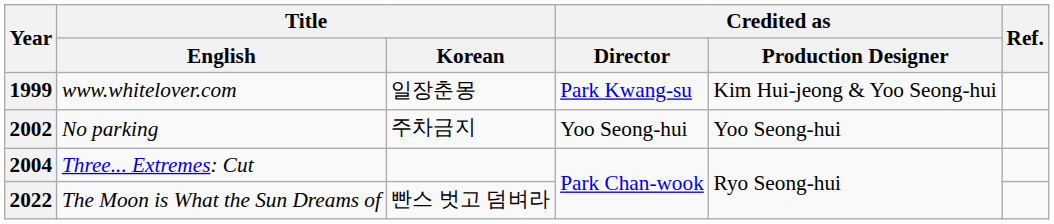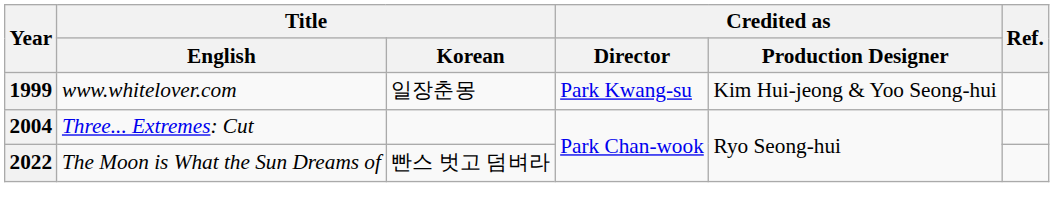- row: (31, 128)
